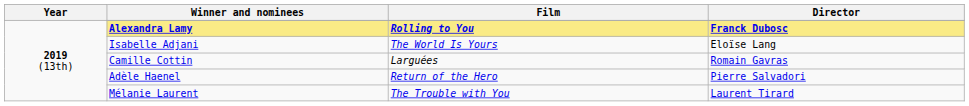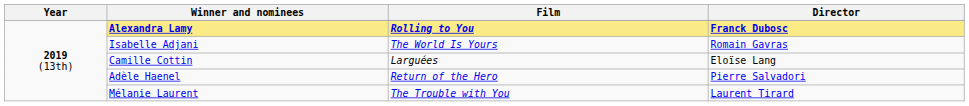(743, 45) Eloïse Lang -> (749, 45) Romain Gavras
(749, 61) Romain Gavras -> (743, 61) Eloïse Lang
